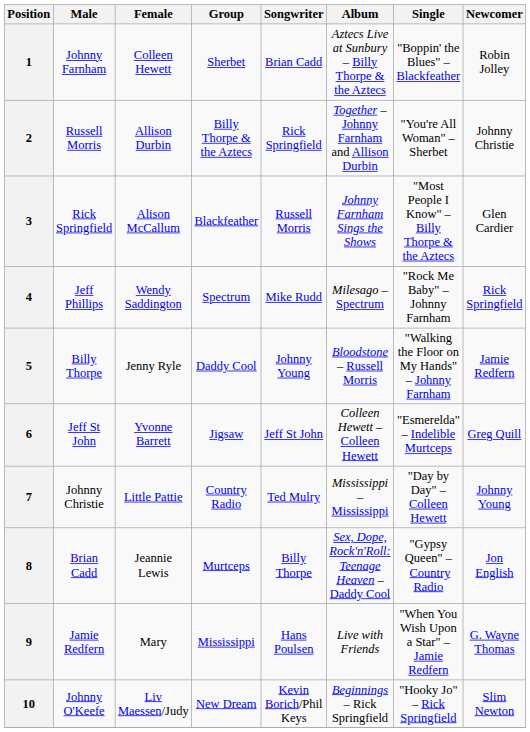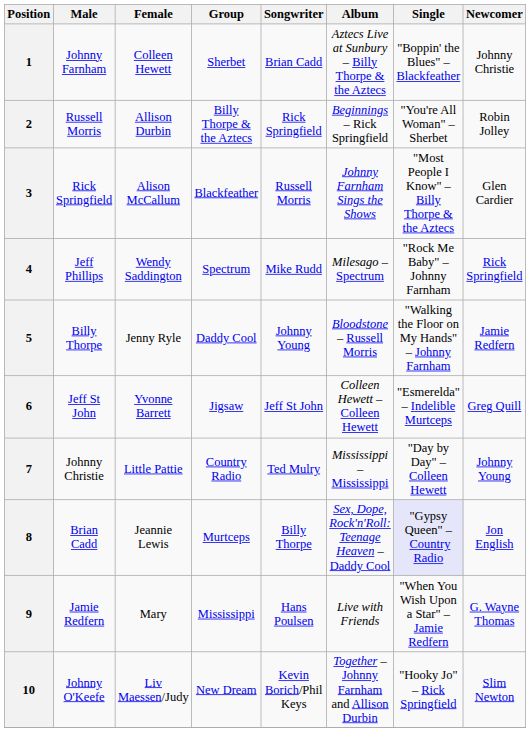(494, 62) Robin Jolley -> (494, 62) Johnny Christie
(360, 138) Together – Johnny Farnham and Allison Durbin -> (360, 124) Beginnings – Rick Springfield
(494, 138) Johnny Christie -> (494, 124) Robin Jolley
(428, 565) no background -> (428, 537) lavender background
(360, 703) Beginnings – Rick Springfield -> (360, 689) Together – Johnny Farnham and Allison Durbin
